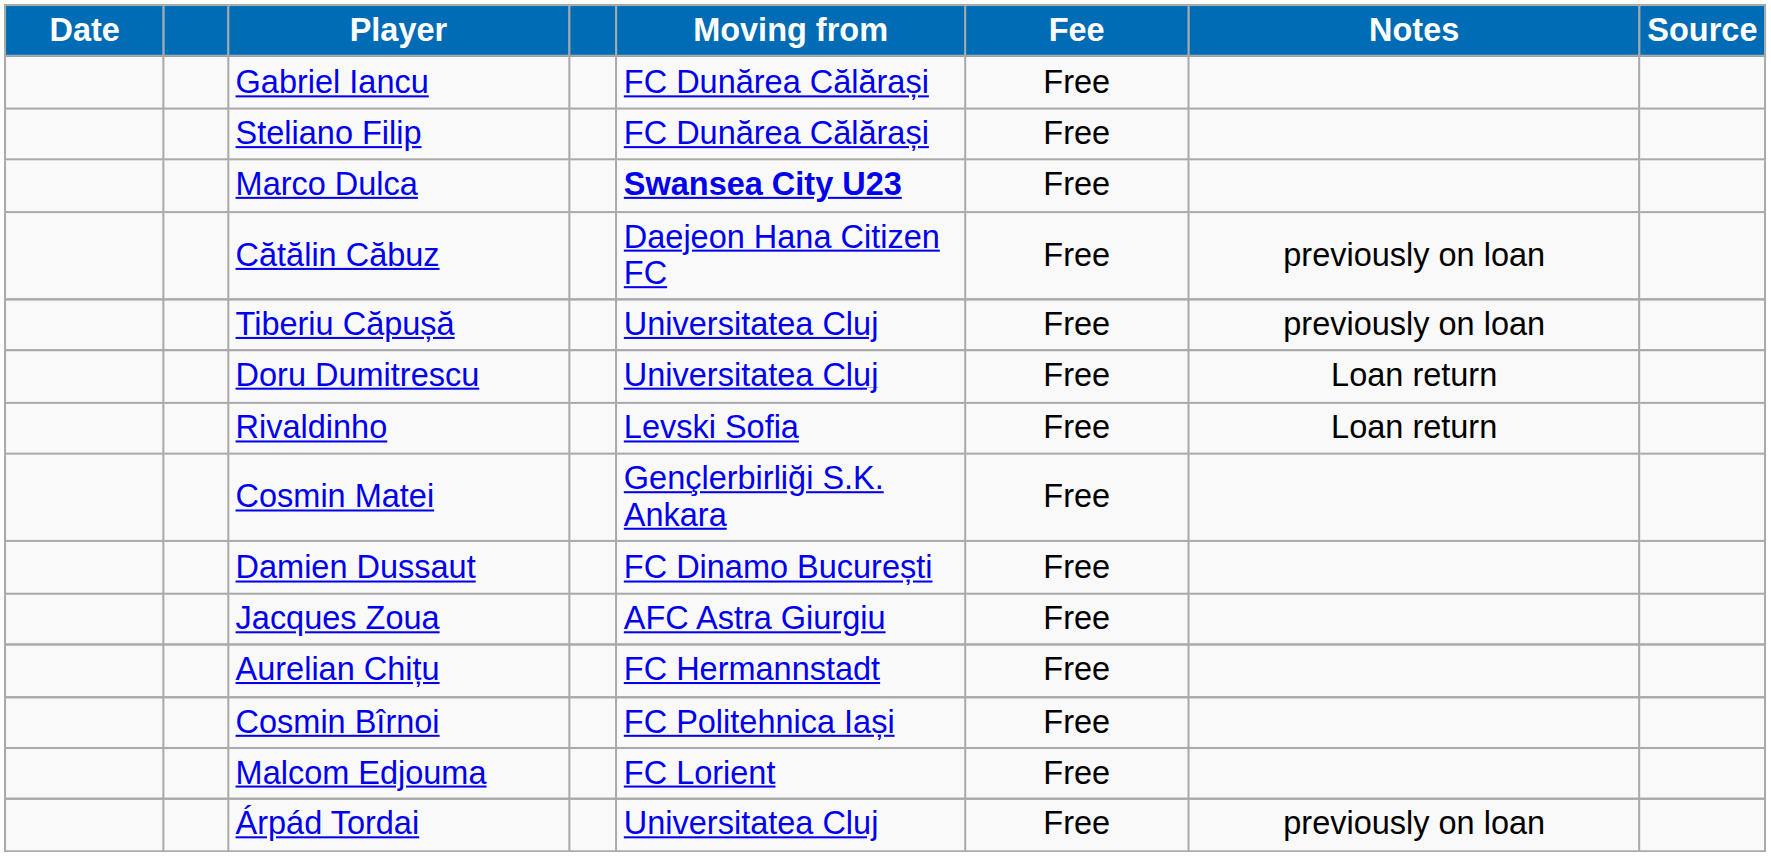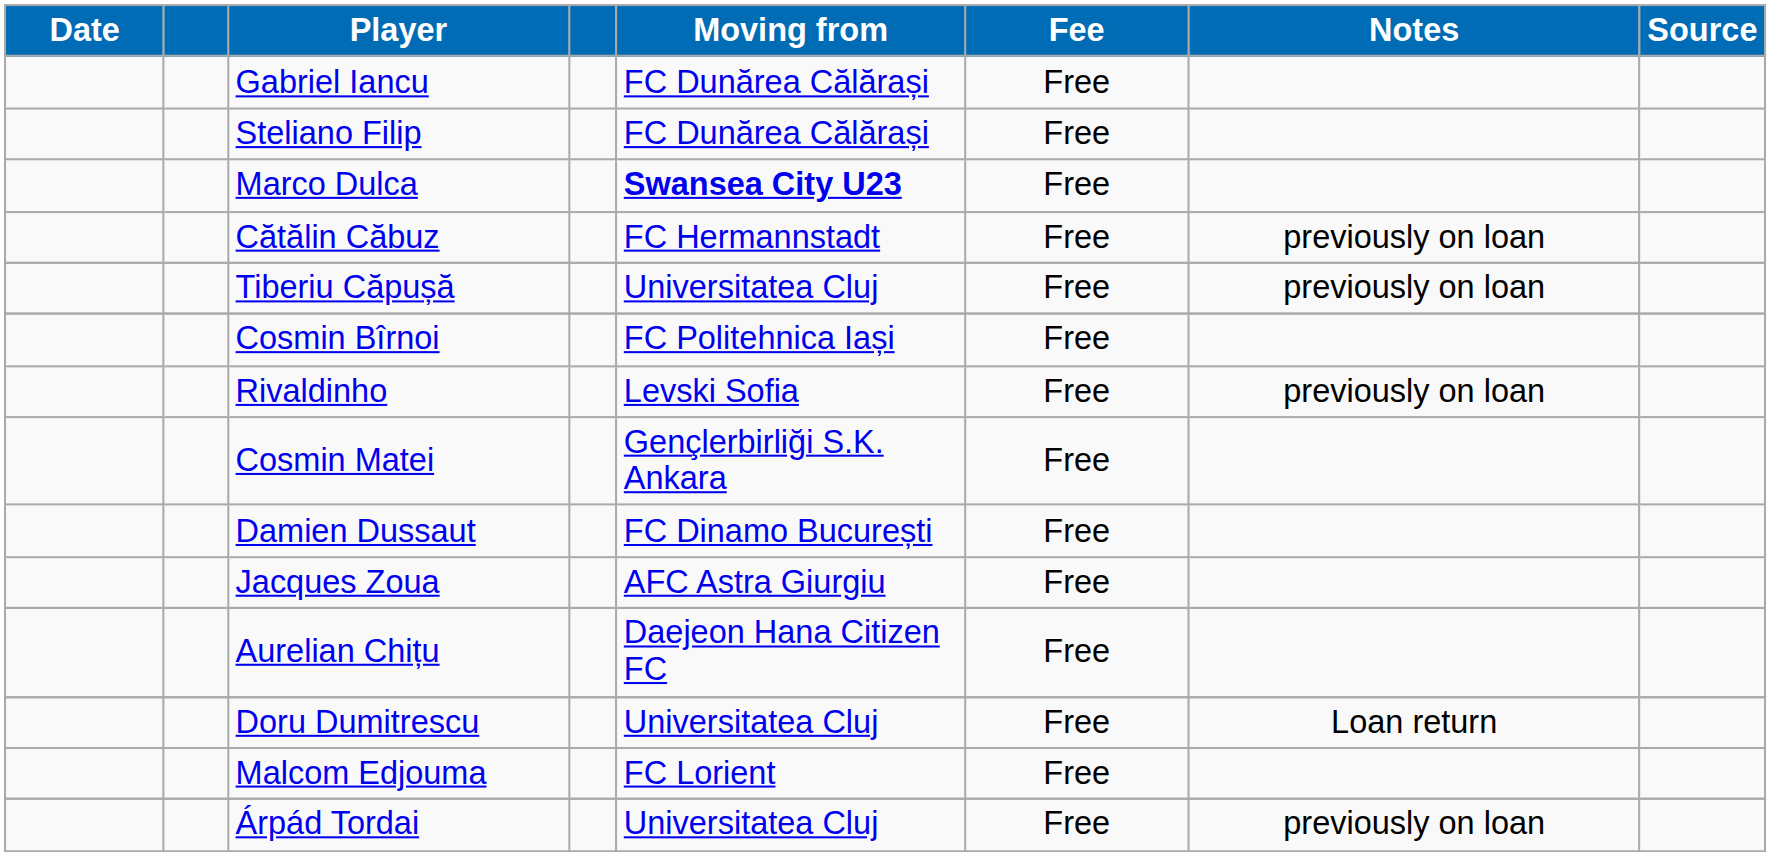(782, 254) Daejeon Hana Citizen FC -> (752, 236) FC Hermannstadt
rows swapped: (357, 375) <-> (338, 721)
(1414, 427) Loan return -> (1414, 390) previously on loan
(752, 669) FC Hermannstadt -> (782, 651) Daejeon Hana Citizen FC
